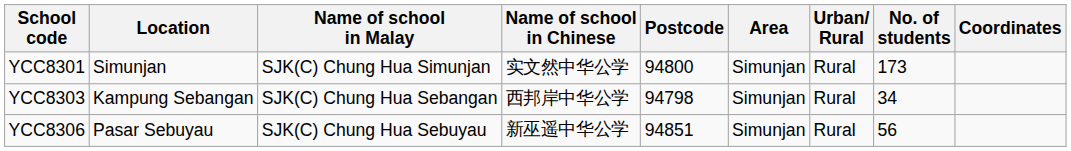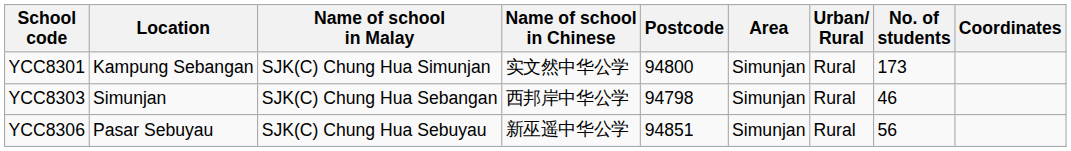(130, 67) Simunjan -> (173, 67) Kampung Sebangan
(173, 99) Kampung Sebangan -> (130, 99) Simunjan
(887, 99) 34 -> (887, 99) 46
